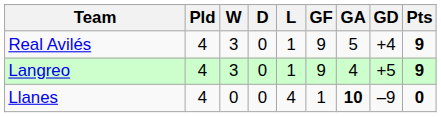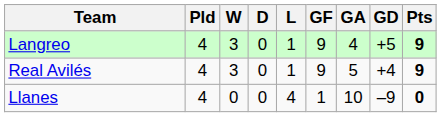rows swapped: (39, 71) <-> (50, 44)
(353, 97) bold -> (353, 97) normal
